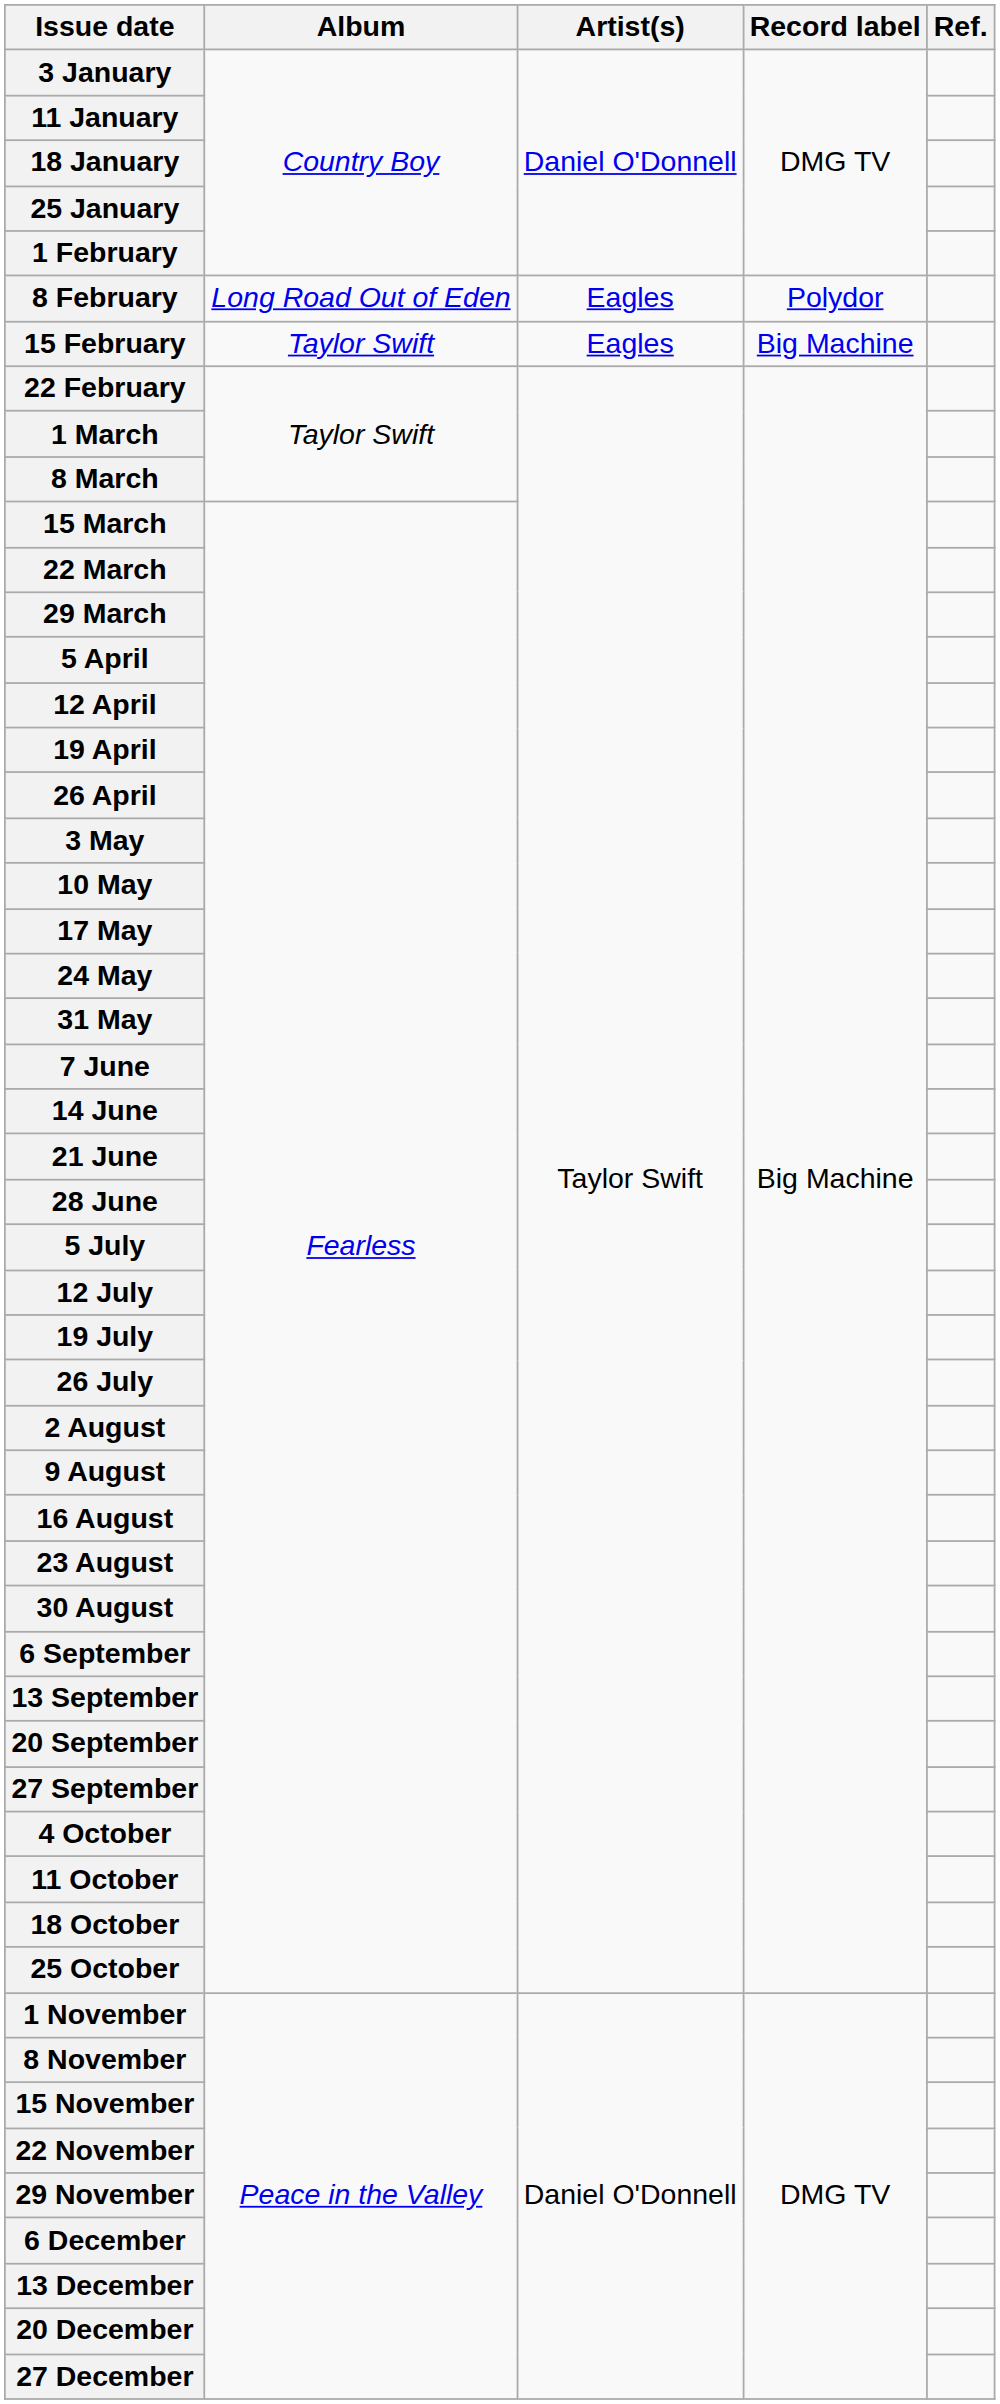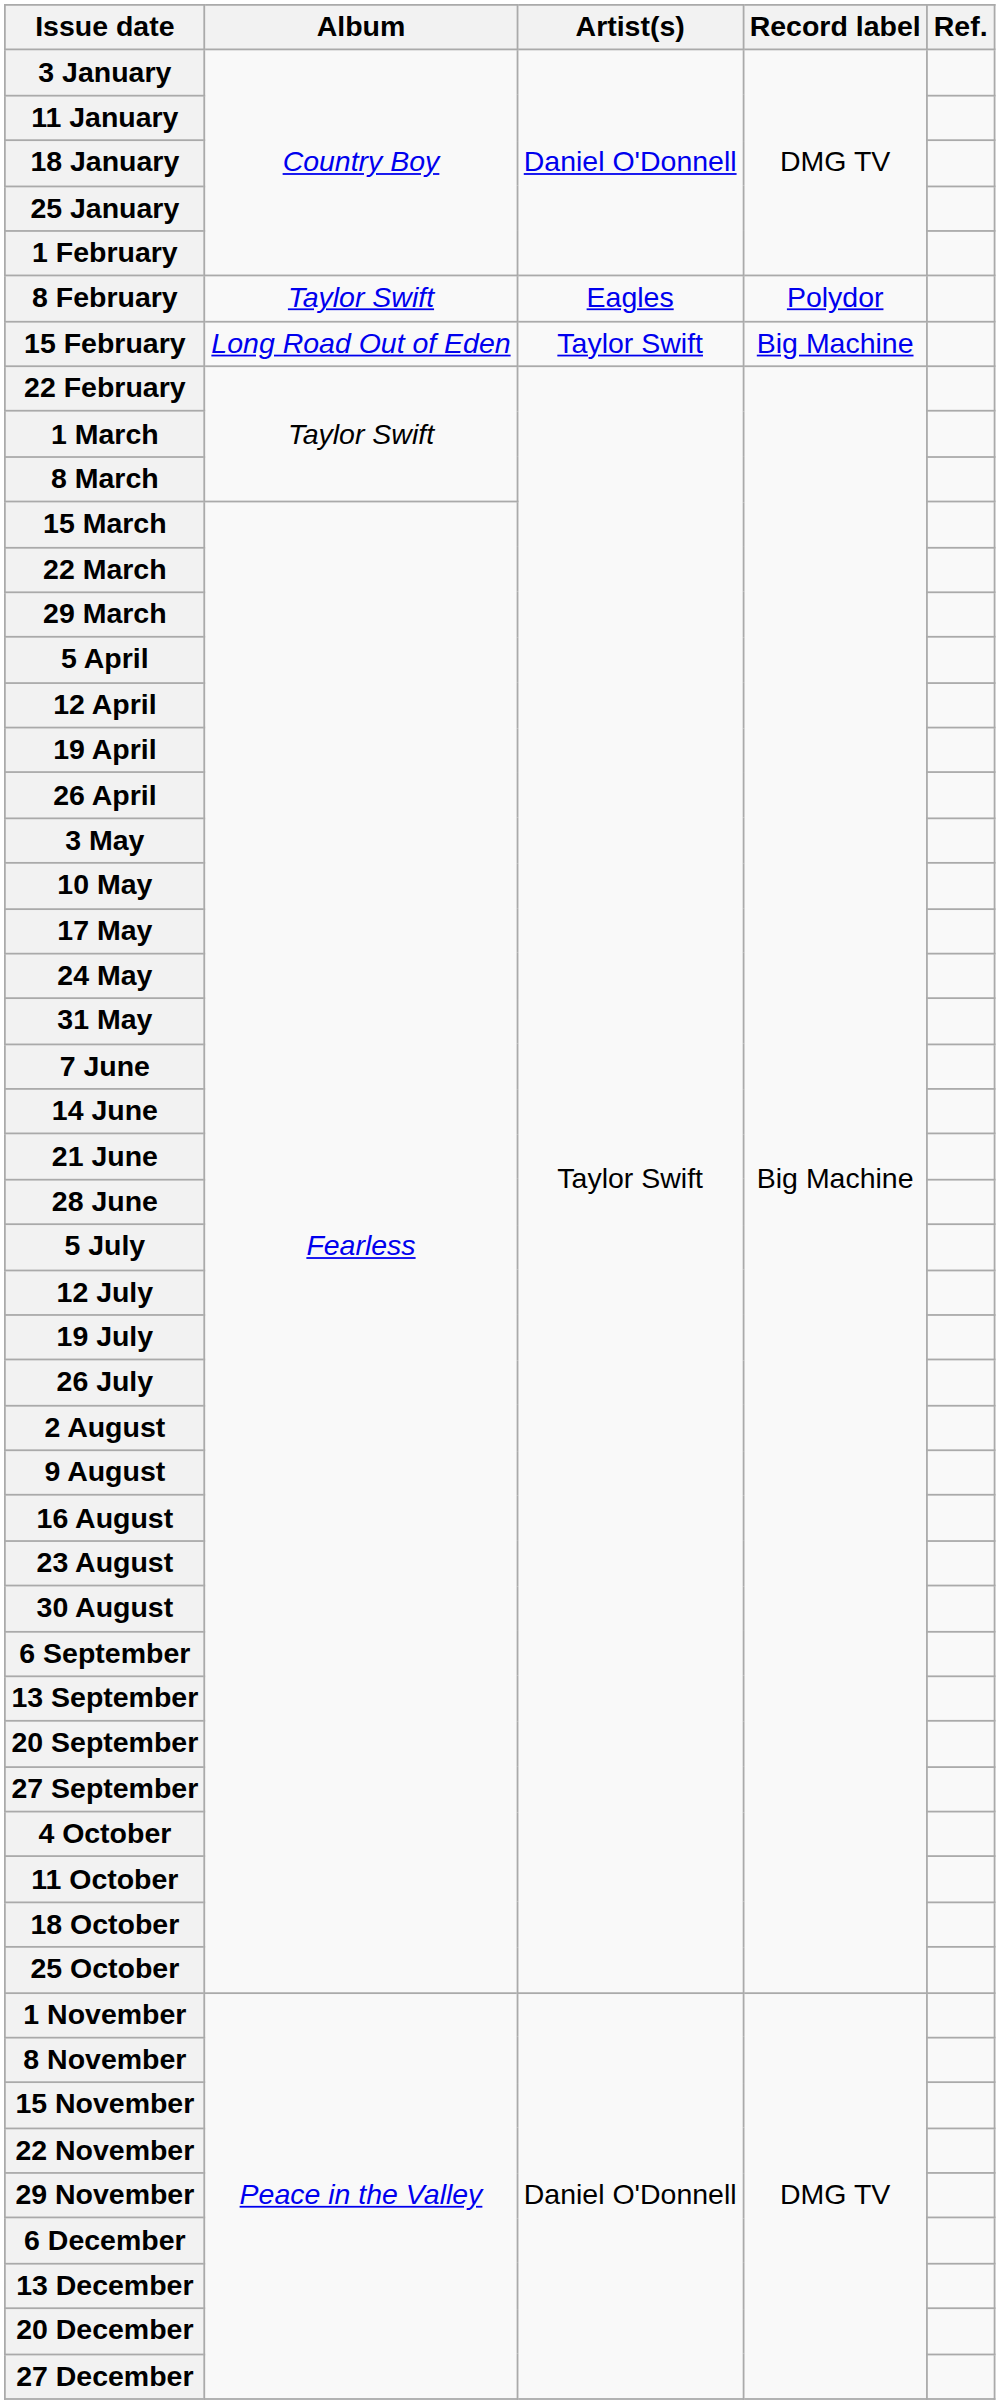(361, 298) Long Road Out of Eden -> (361, 298) Taylor Swift
(361, 343) Taylor Swift -> (361, 343) Long Road Out of Eden
(630, 343) Eagles -> (630, 343) Taylor Swift
